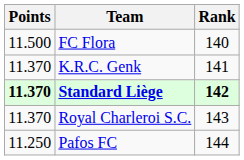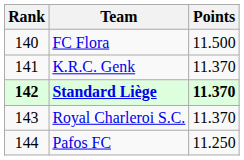columns swapped: (217, 17) <-> (30, 17)
